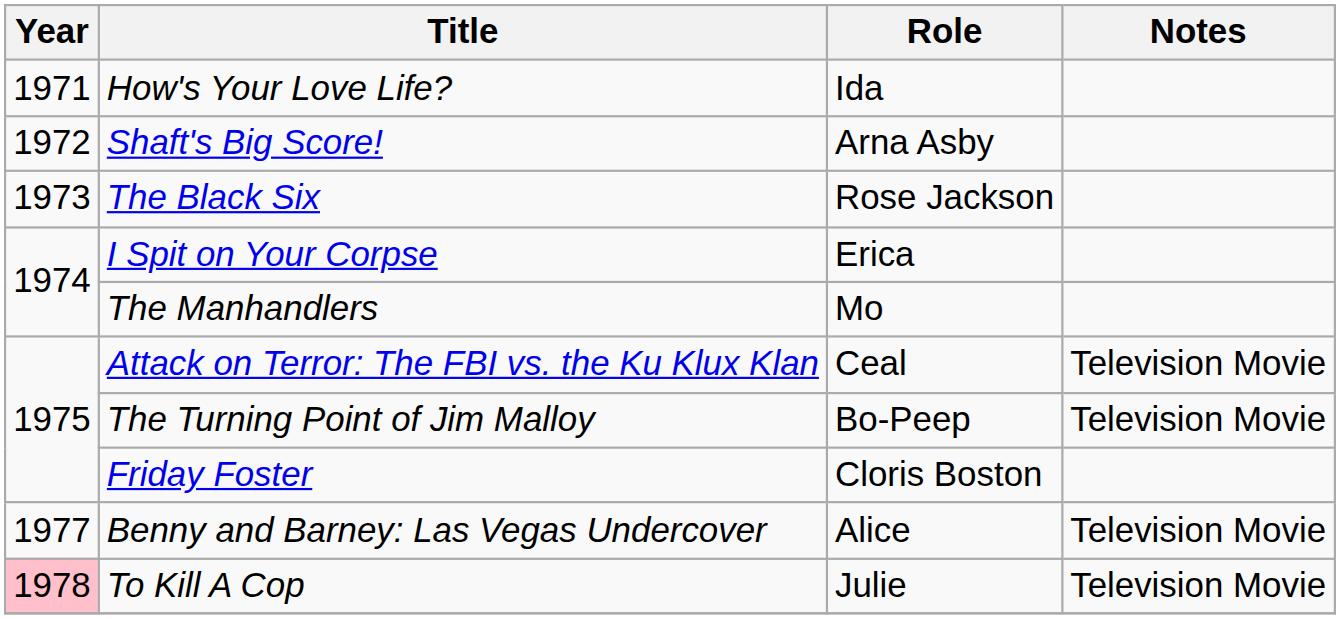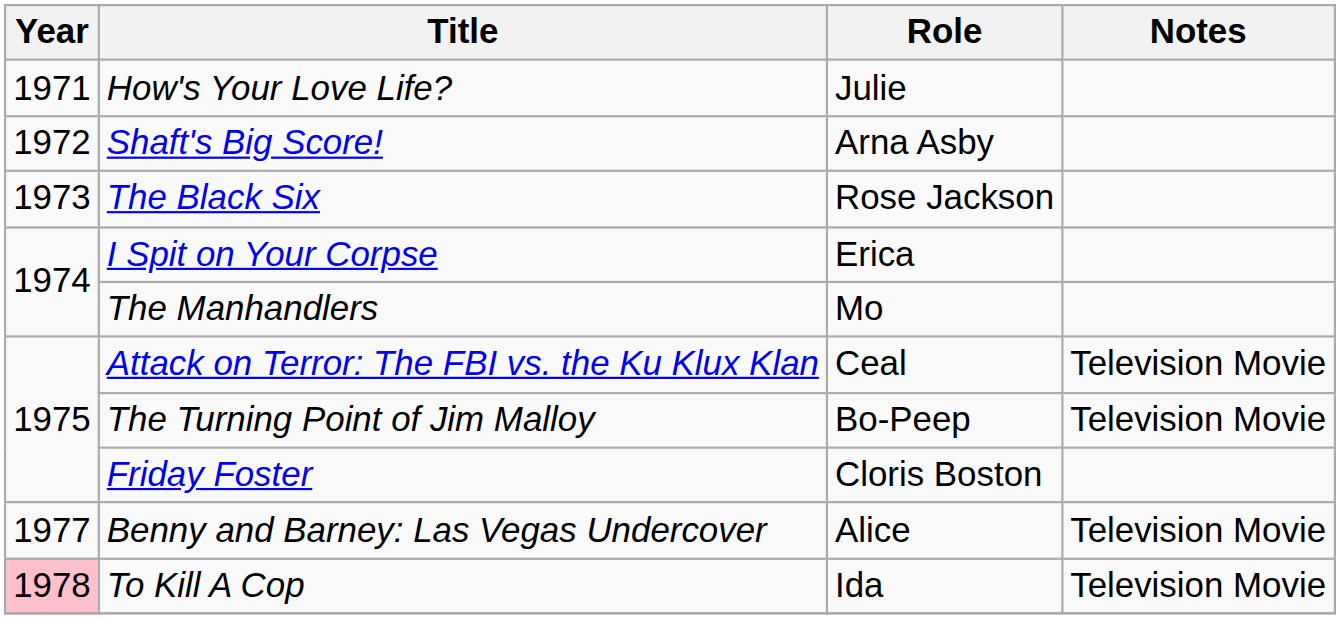(859, 87) Ida -> (871, 87) Julie
(871, 585) Julie -> (859, 585) Ida
